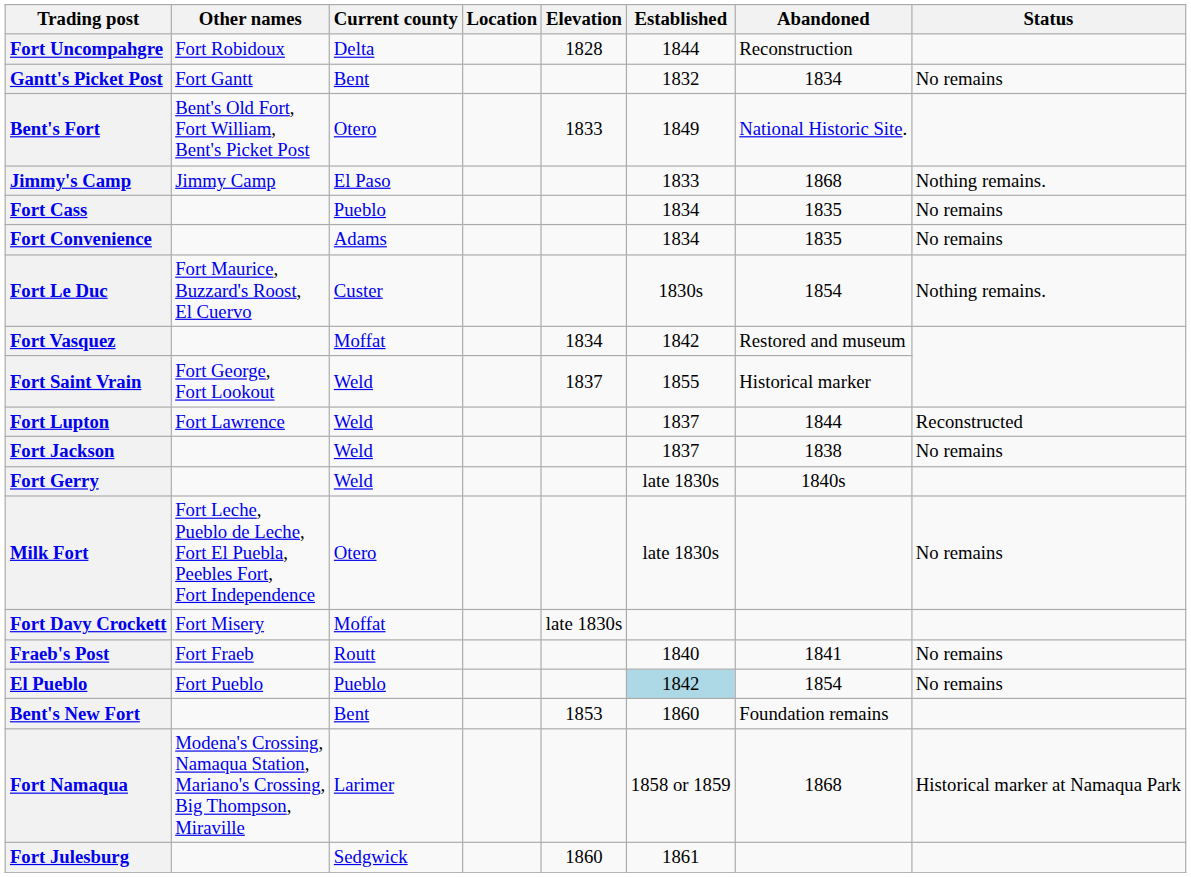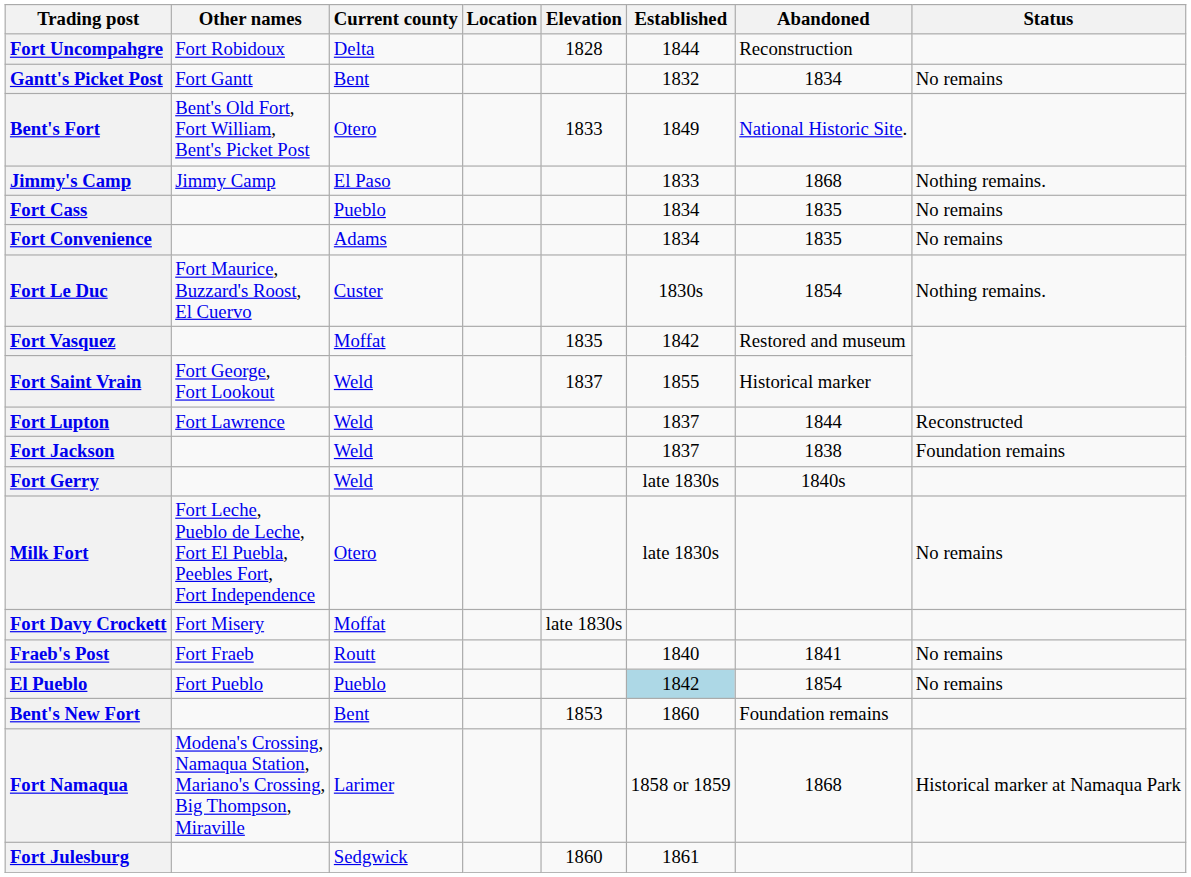(584, 341) 1834 -> (584, 341) 1835
(959, 451) No remains -> (990, 451) Foundation remains
